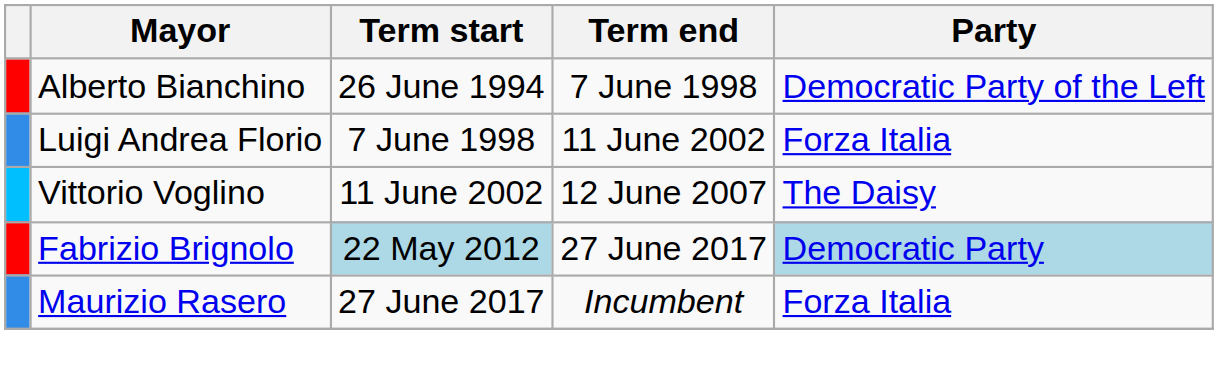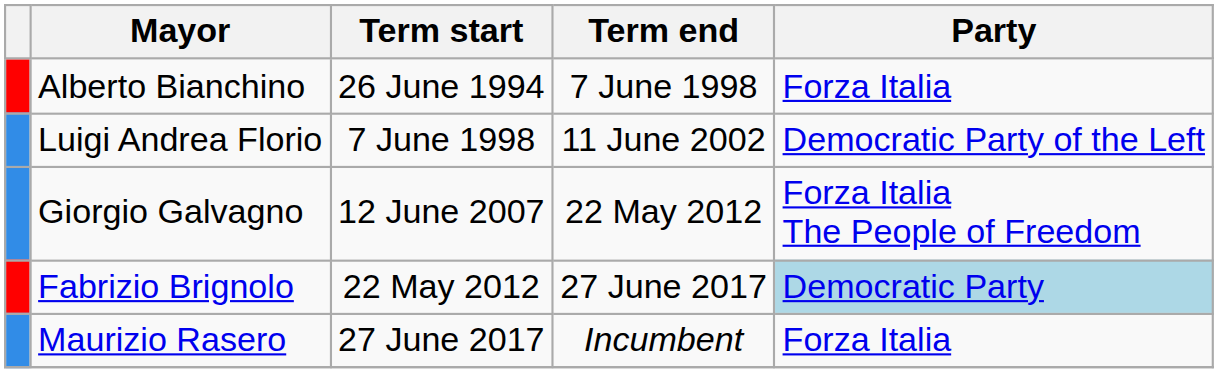(994, 85) Democratic Party of the Left -> (867, 85) Forza Italia
(867, 139) Forza Italia -> (994, 139) Democratic Party of the Left
- row: (151, 193)
+ row: (171, 212)
(441, 247) lightblue background -> (441, 286) no background
